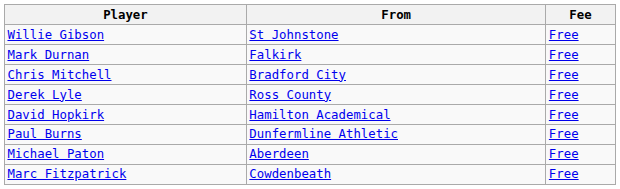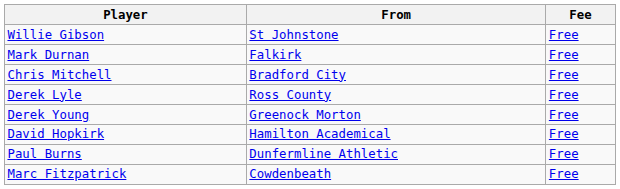+ row: (48, 114)
- row: (56, 154)
